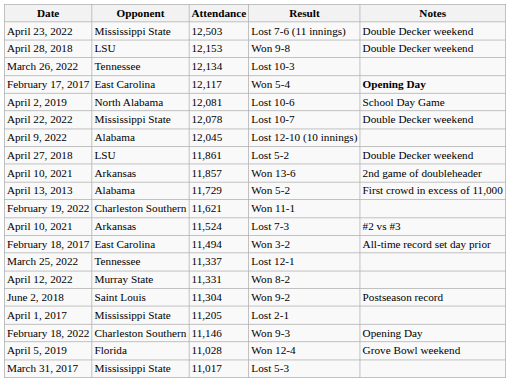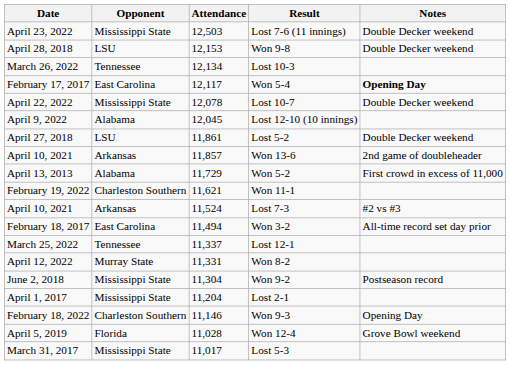- row: (273, 102)
(120, 297) Saint Louis -> (133, 279) Mississippi State
(207, 315) 11,205 -> (207, 297) 11,204
